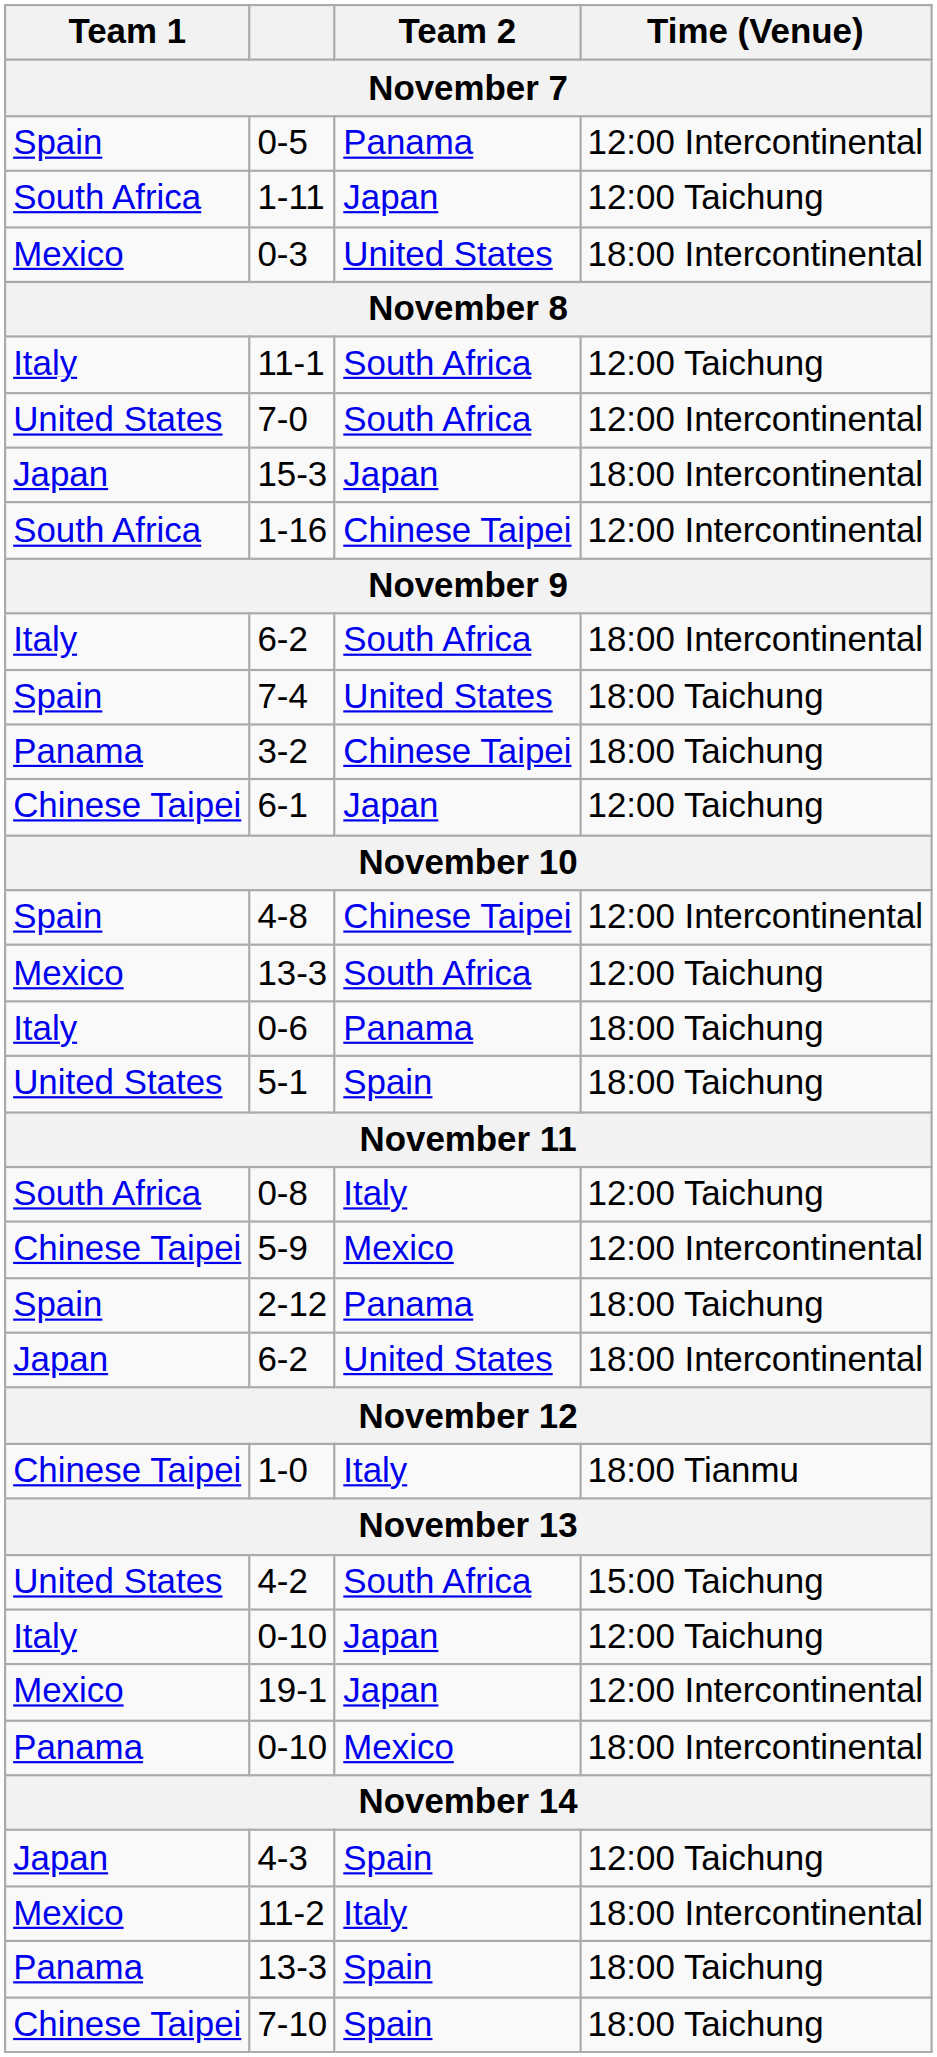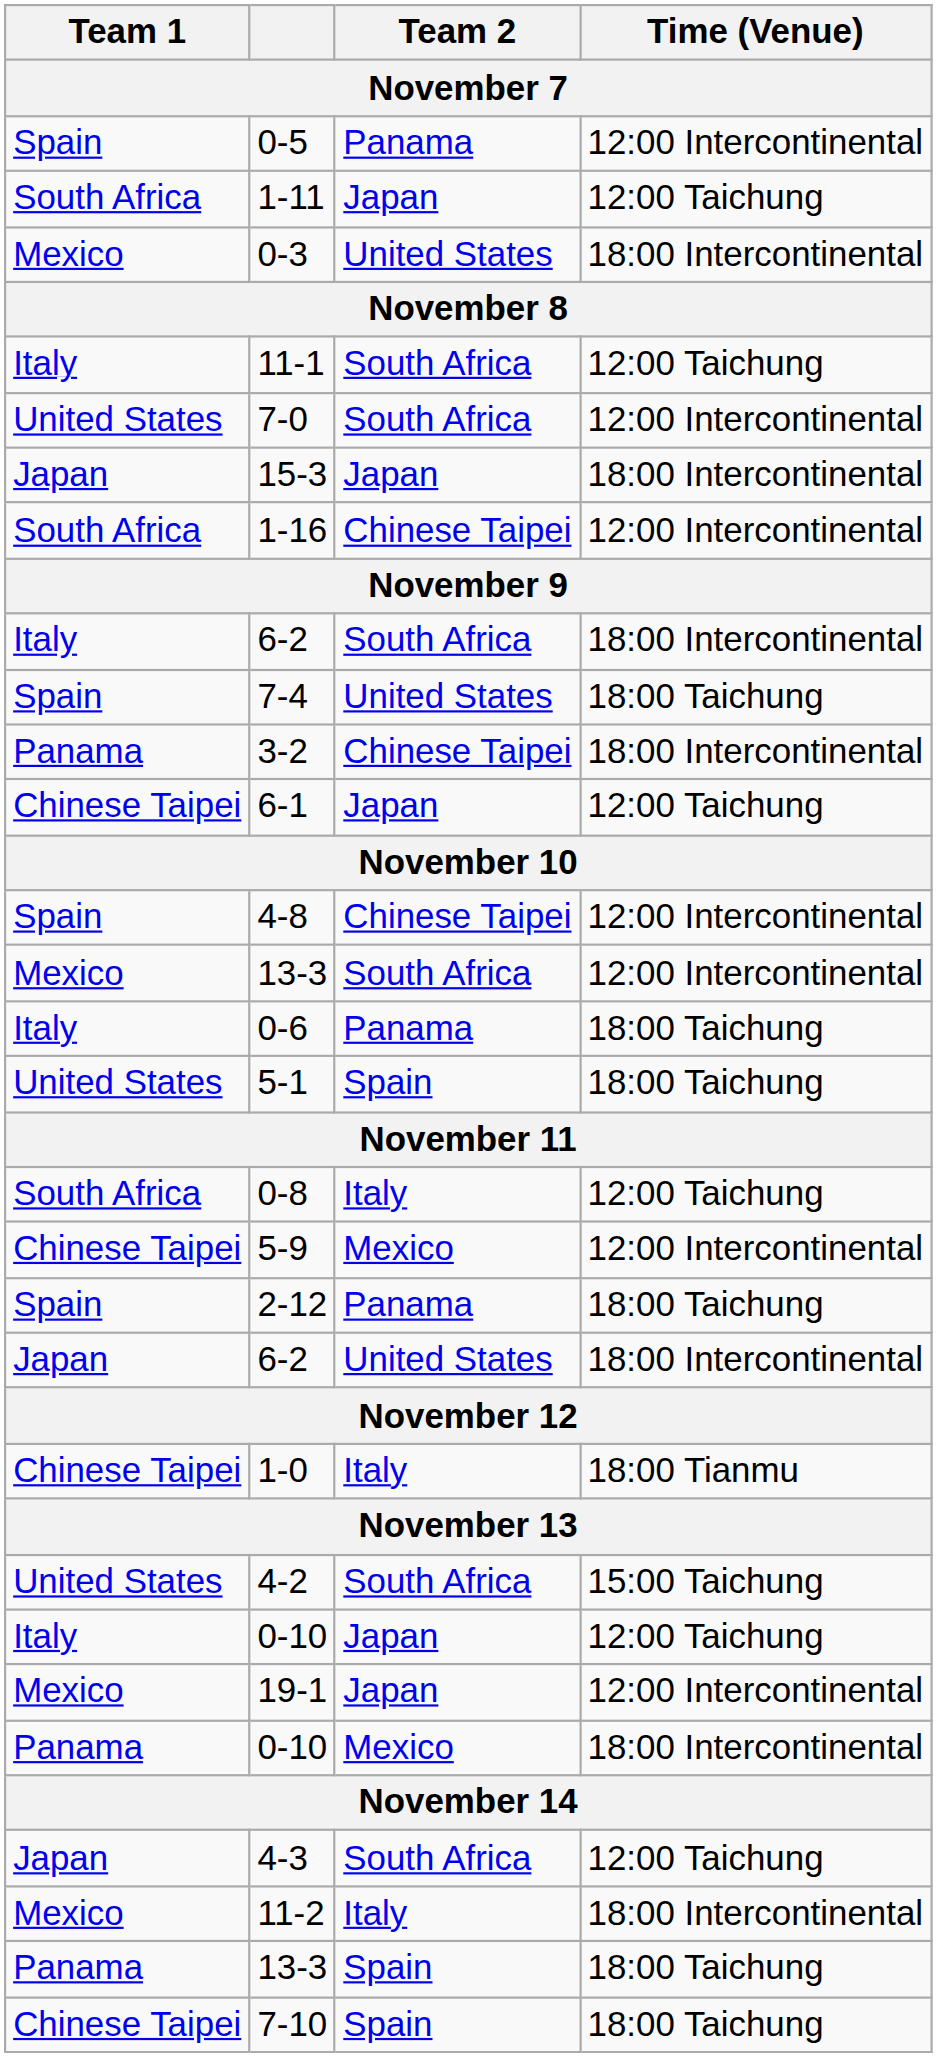(706, 751) 18:00 Taichung -> (755, 751) 18:00 Intercontinental
(706, 972) 12:00 Taichung -> (755, 972) 12:00 Intercontinental
(388, 1857) Spain -> (437, 1857) South Africa
